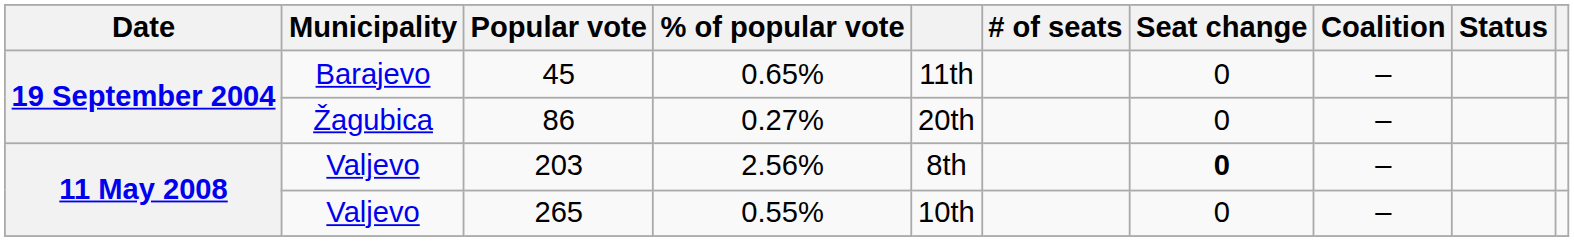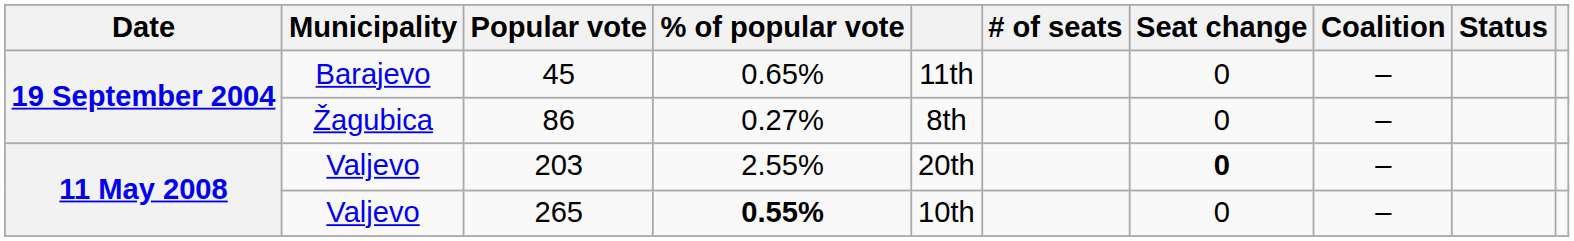(946, 119) 20th -> (946, 119) 8th
(783, 166) 2.56% -> (783, 166) 2.55%
(946, 166) 8th -> (946, 166) 20th
(783, 212) normal -> (783, 212) bold
